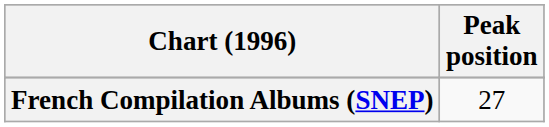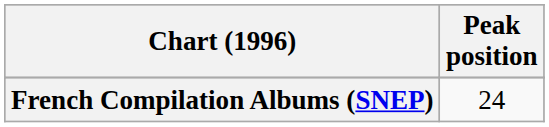(492, 99) 27 -> (492, 99) 24
